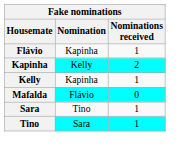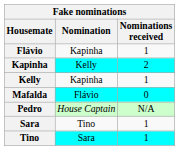+ row: (30, 109)
